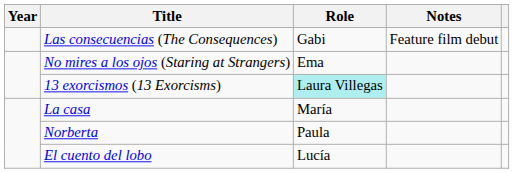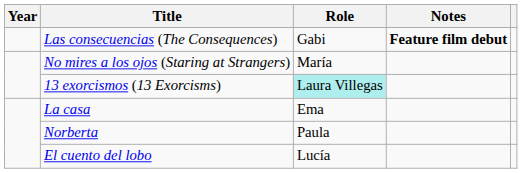(444, 39) normal -> (448, 39) bold
(310, 62) Ema -> (314, 62) María
(314, 109) María -> (310, 109) Ema
